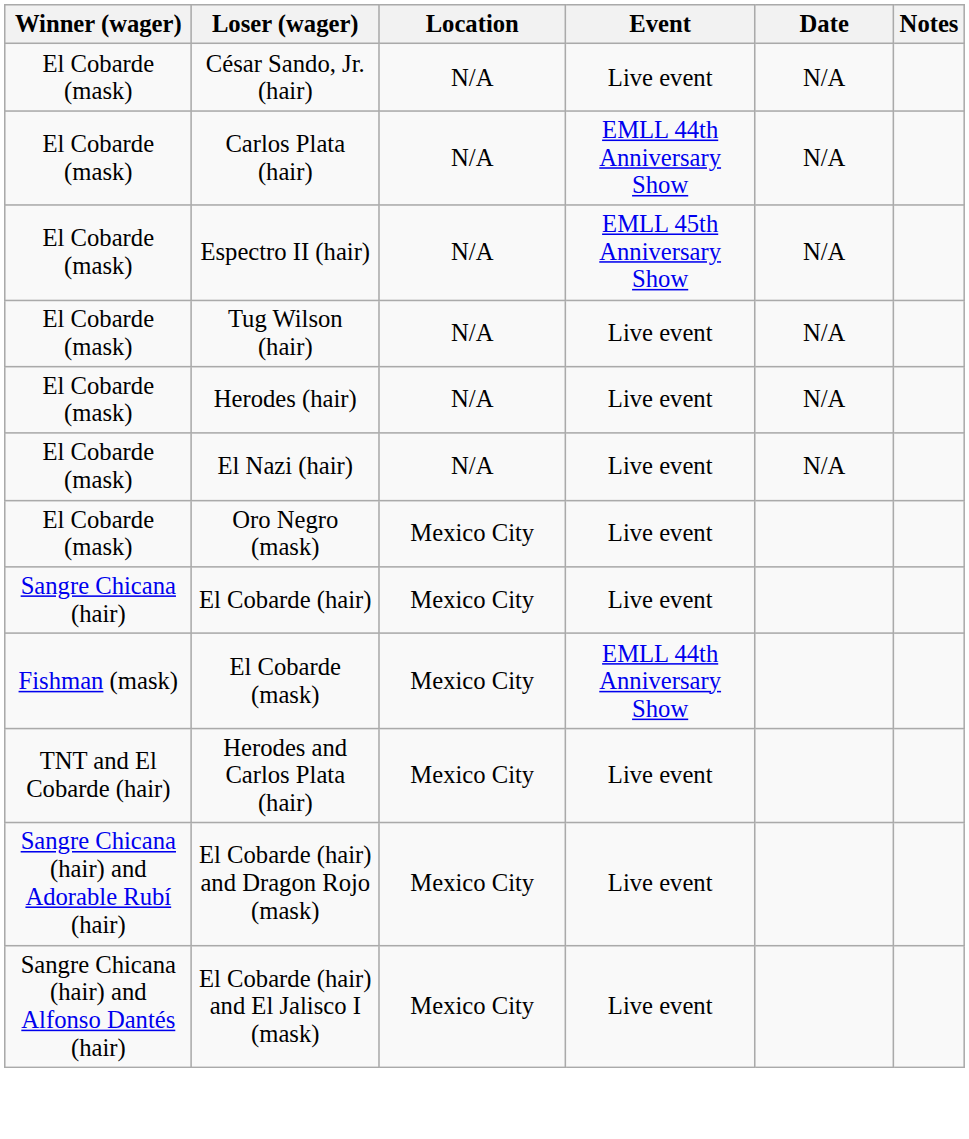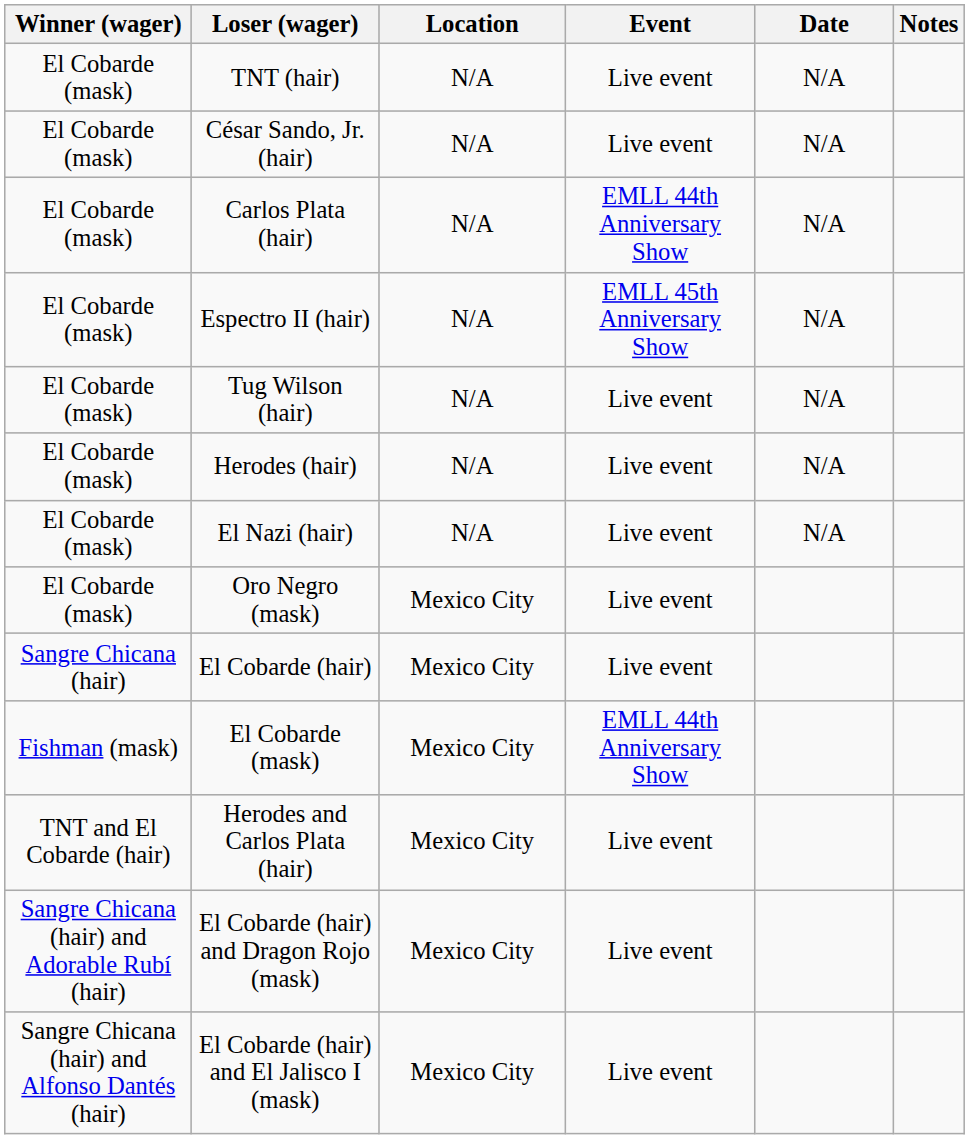+ row: (285, 76)
